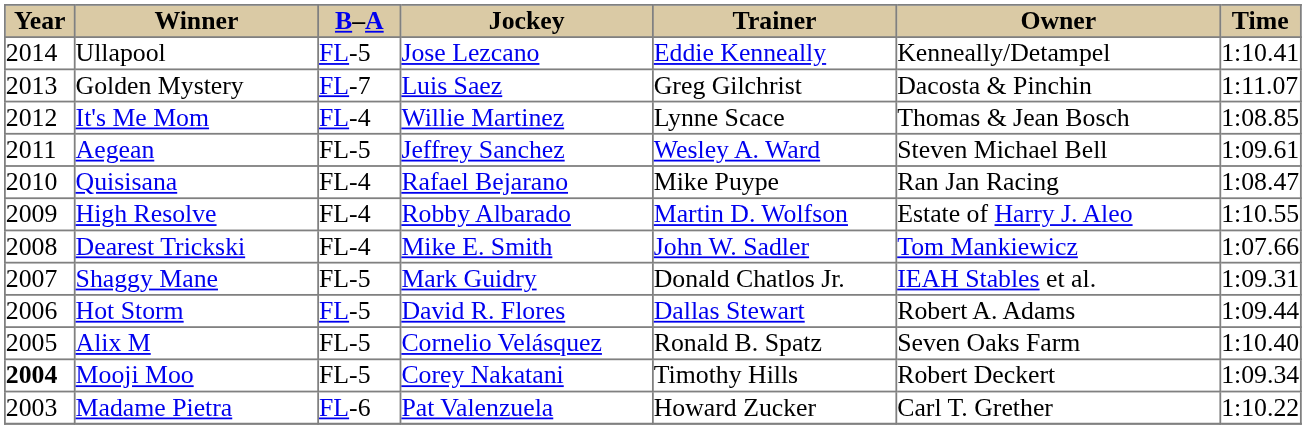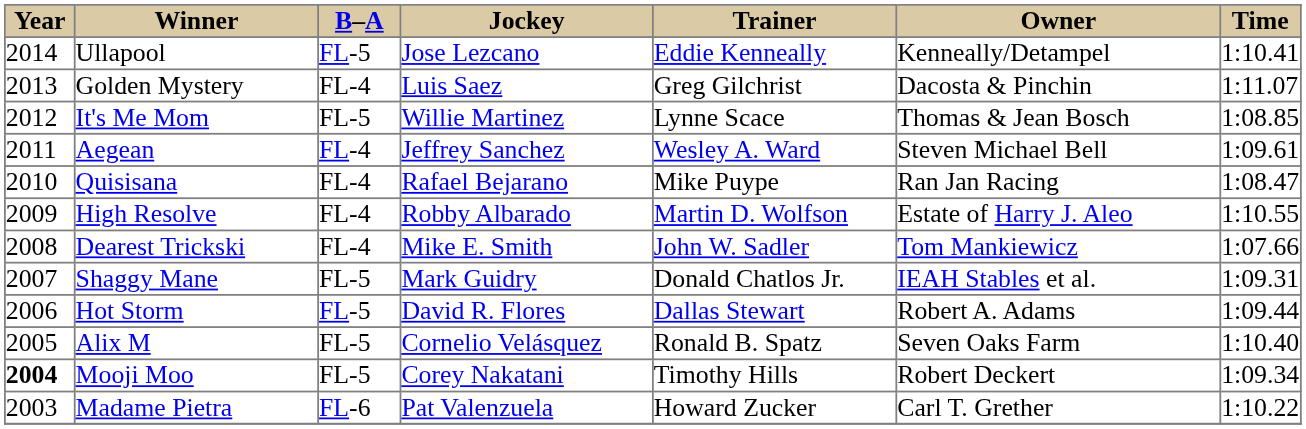(345, 85) FL-7 -> (345, 85) FL-4
(345, 117) FL-4 -> (345, 117) FL-5
(345, 149) FL-5 -> (345, 149) FL-4
